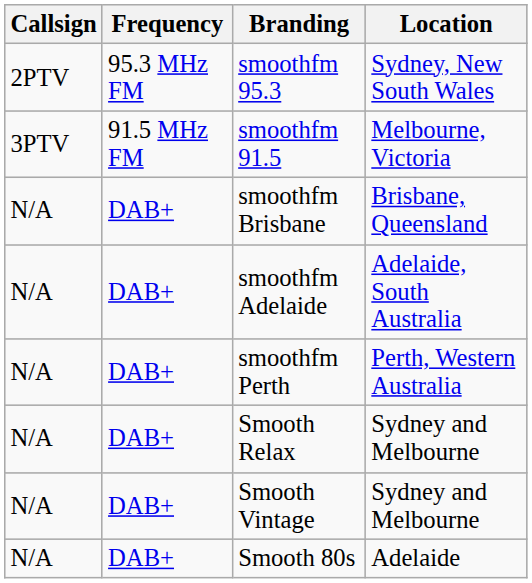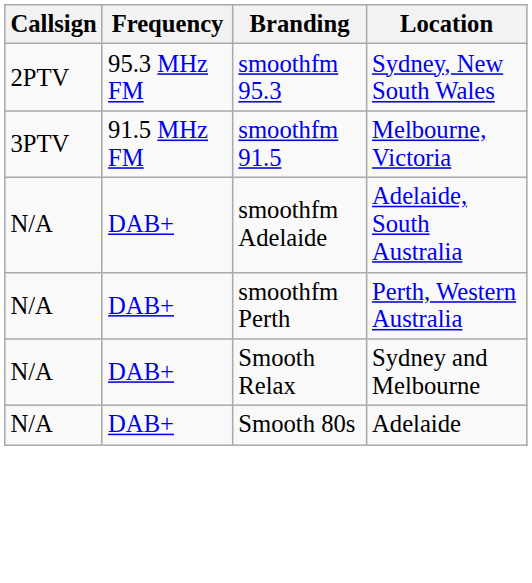- row: (288, 210)
- row: (277, 505)
